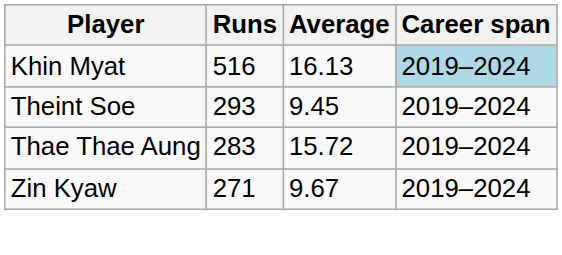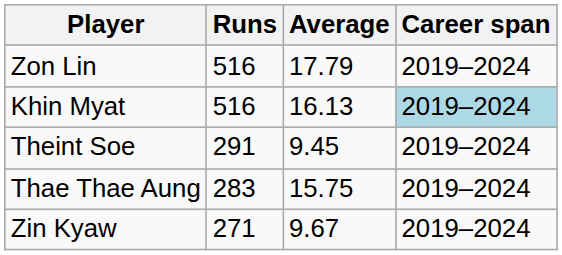+ row: (54, 65)
(234, 106) 293 -> (234, 147) 291
(321, 147) 15.72 -> (321, 188) 15.75
